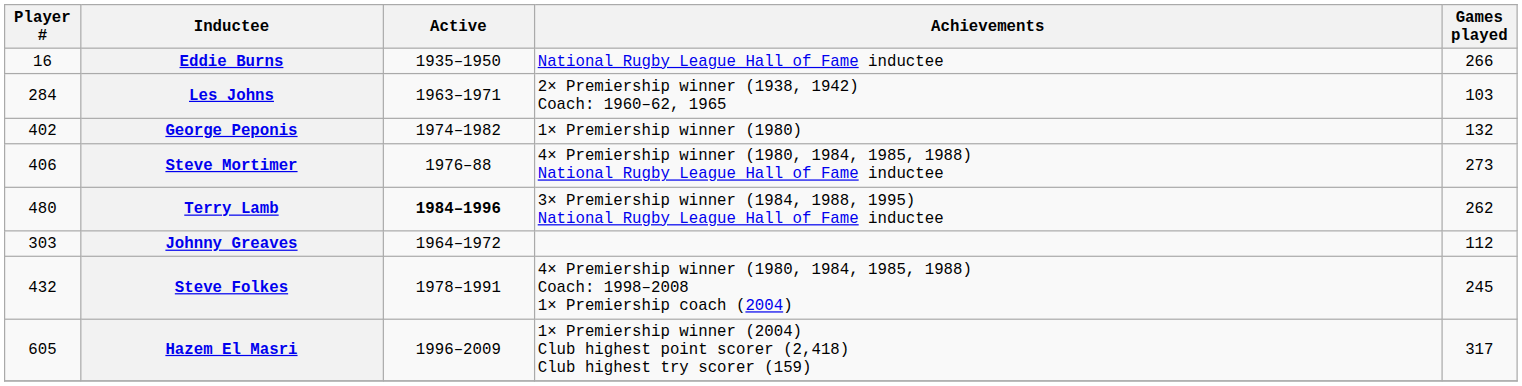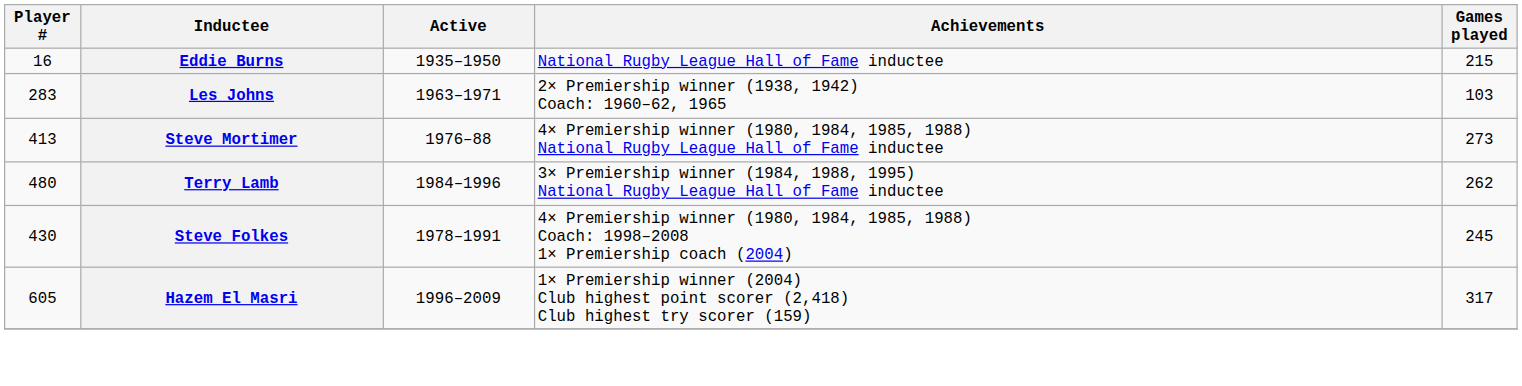(1479, 61) 266 -> (1479, 61) 215
(42, 96) 284 -> (42, 96) 283
- row: (231, 131)
(42, 165) 406 -> (42, 140) 413
(458, 209) bold -> (458, 183) normal
- row: (231, 244)
(42, 288) 432 -> (42, 236) 430
